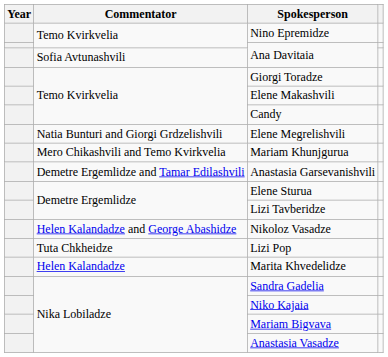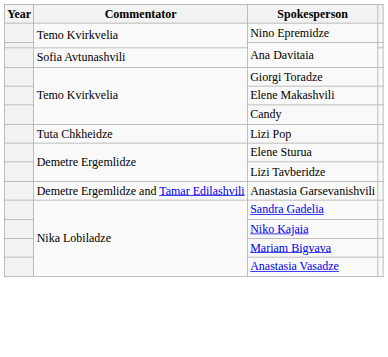- row: (130, 133)
- row: (131, 152)
rows swapped: (75, 247) <-> (141, 171)
- row: (137, 228)
- row: (81, 266)
